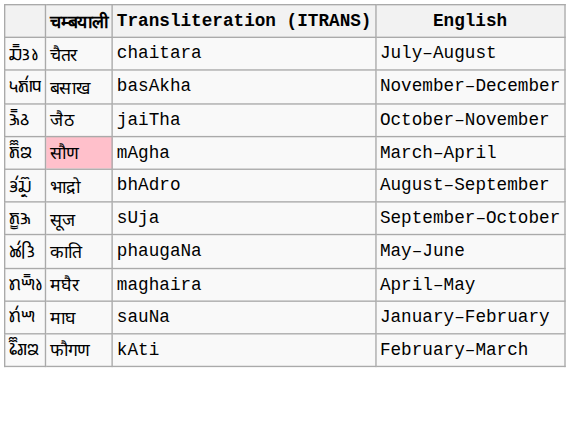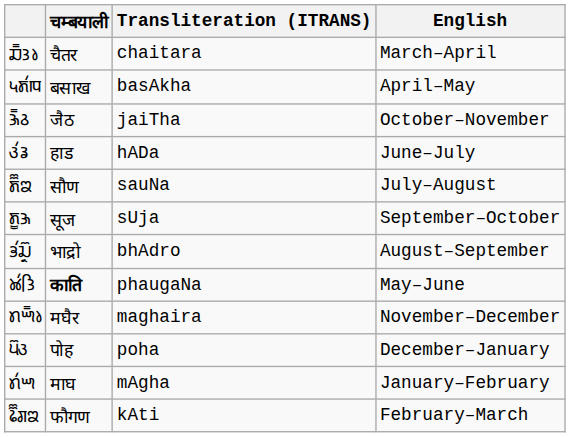(438, 54) July–August -> (438, 54) March–April
(470, 87) November–December -> (428, 87) April–May
+ row: (18, 153)
(64, 155) pink background -> (64, 188) no background
(143, 153) mAgha -> (143, 186) sauNa
(438, 153) March–April -> (438, 186) July–August
rows swapped: (20, 186) <-> (20, 219)
(66, 253) normal -> (66, 286) bold
(428, 284) April–May -> (470, 317) November–December
+ row: (18, 351)
(143, 317) sauNa -> (143, 383) mAgha
